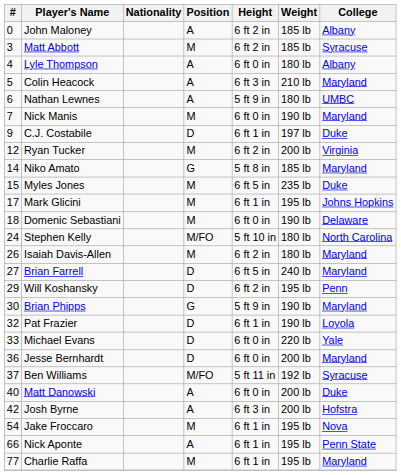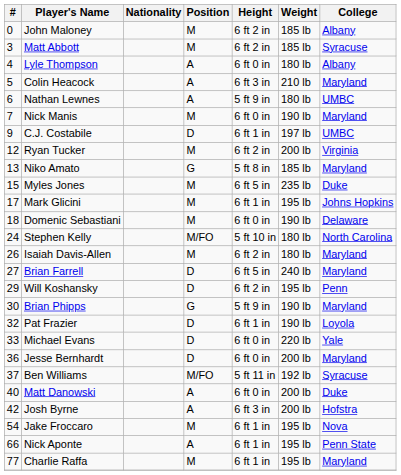(190, 30) A -> (191, 30) M
(335, 133) Duke -> (338, 133) UMBC
(13, 168) 14 -> (13, 168) 13
